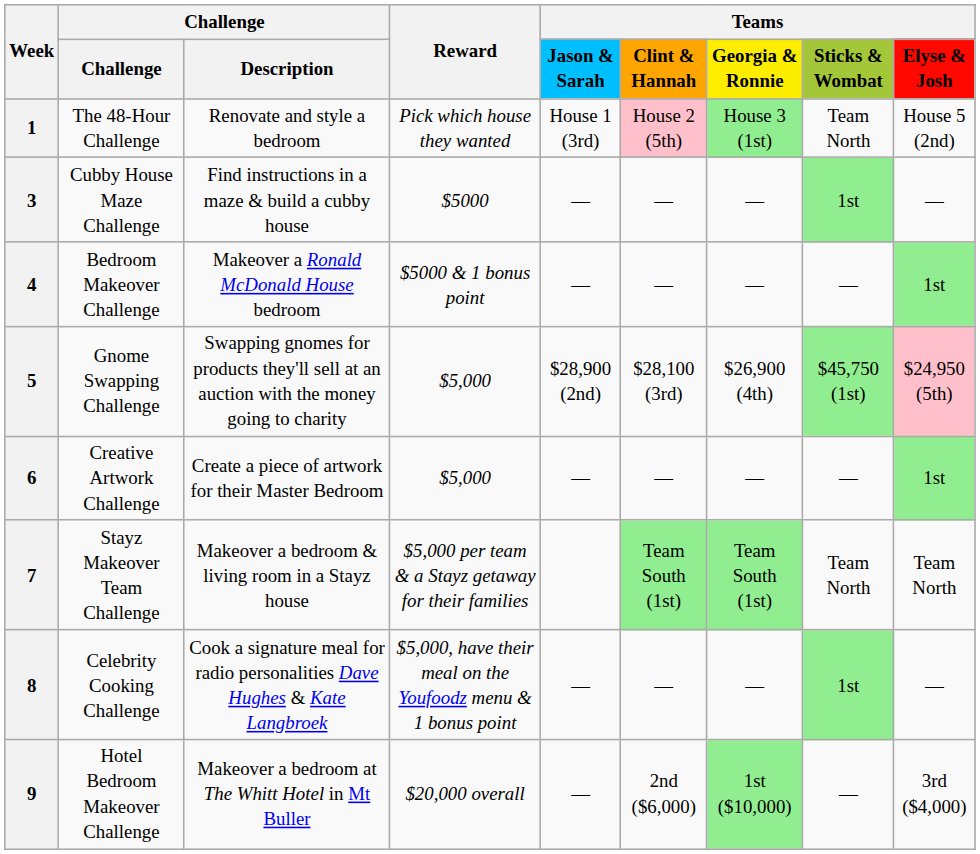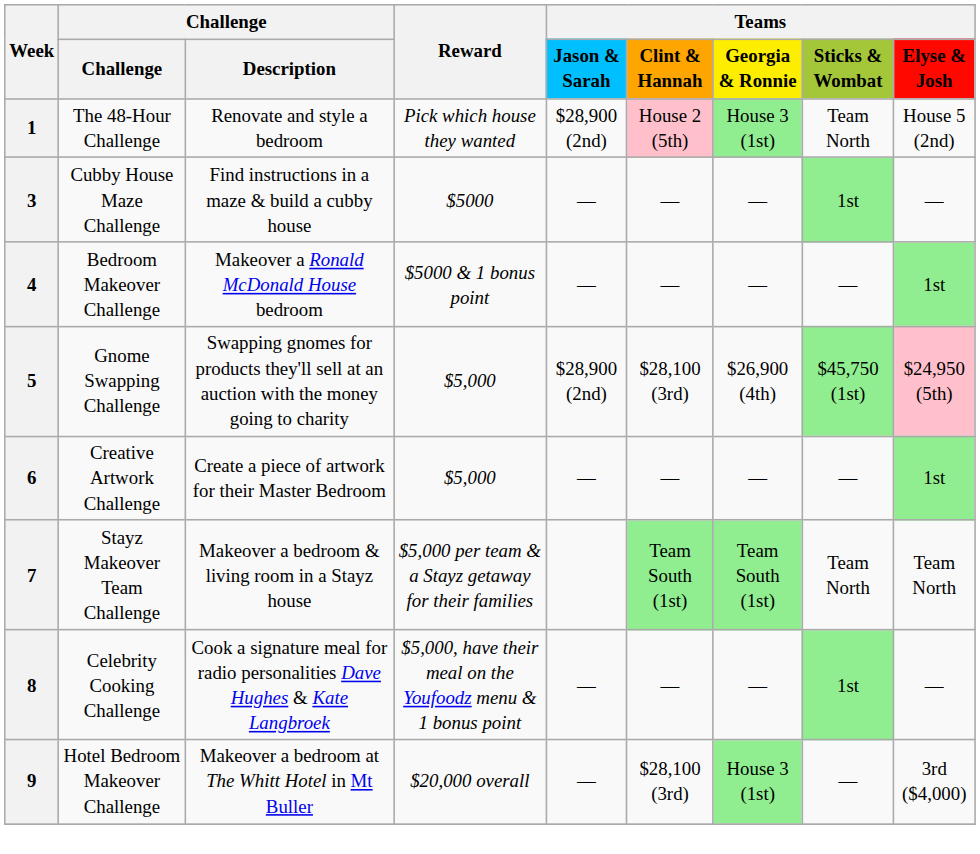(581, 128) House 1 (3rd) -> (586, 128) $28,900 (2nd)
(664, 794) 2nd ($6,000) -> (670, 782) $28,100 (3rd)
(755, 794) 1st ($10,000) -> (758, 782) House 3 (1st)
